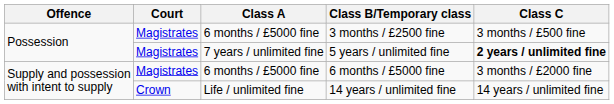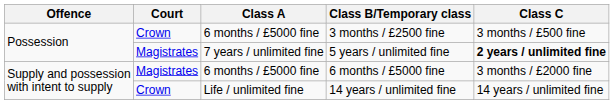(167, 33) Magistrates -> (153, 33) Crown
